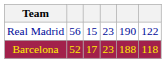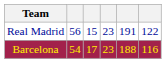(128, 31) 190 -> (128, 31) 191
(75, 49) 52 -> (75, 49) 54
(150, 49) 118 -> (150, 49) 116
